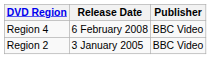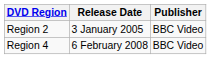rows swapped: (28, 45) <-> (28, 29)
